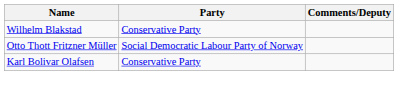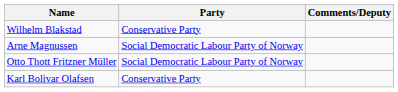+ row: (42, 45)
